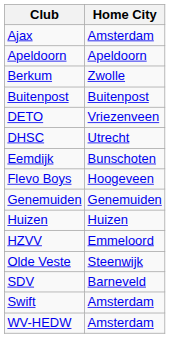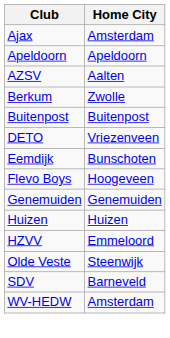+ row: (24, 76)
- row: (26, 138)
- row: (21, 302)
